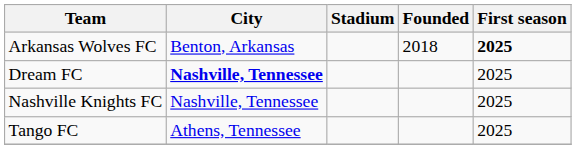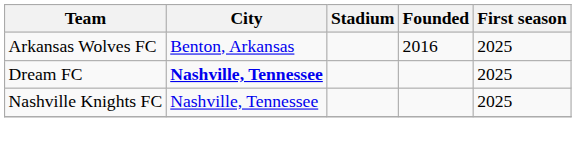(420, 46) 2018 -> (420, 46) 2016
(495, 46) bold -> (495, 46) normal
- row: (43, 130)
